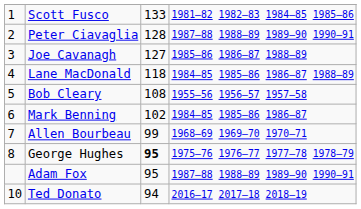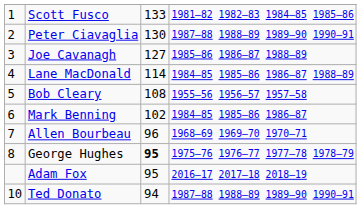(155, 34) 128 -> (155, 34) 130
(155, 74) 118 -> (155, 74) 114
(151, 134) 99 -> (151, 134) 96
(263, 174) 1987–88 1988–89 1989–90 1990–91 -> (239, 174) 2016–17 2017–18 2018–19
(239, 194) 2016–17 2017–18 2018–19 -> (263, 194) 1987–88 1988–89 1989–90 1990–91
